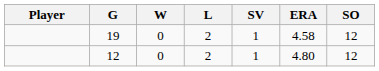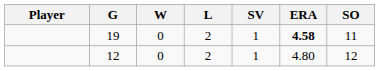(303, 35) normal -> (303, 35) bold
(351, 35) 12 -> (351, 35) 11
